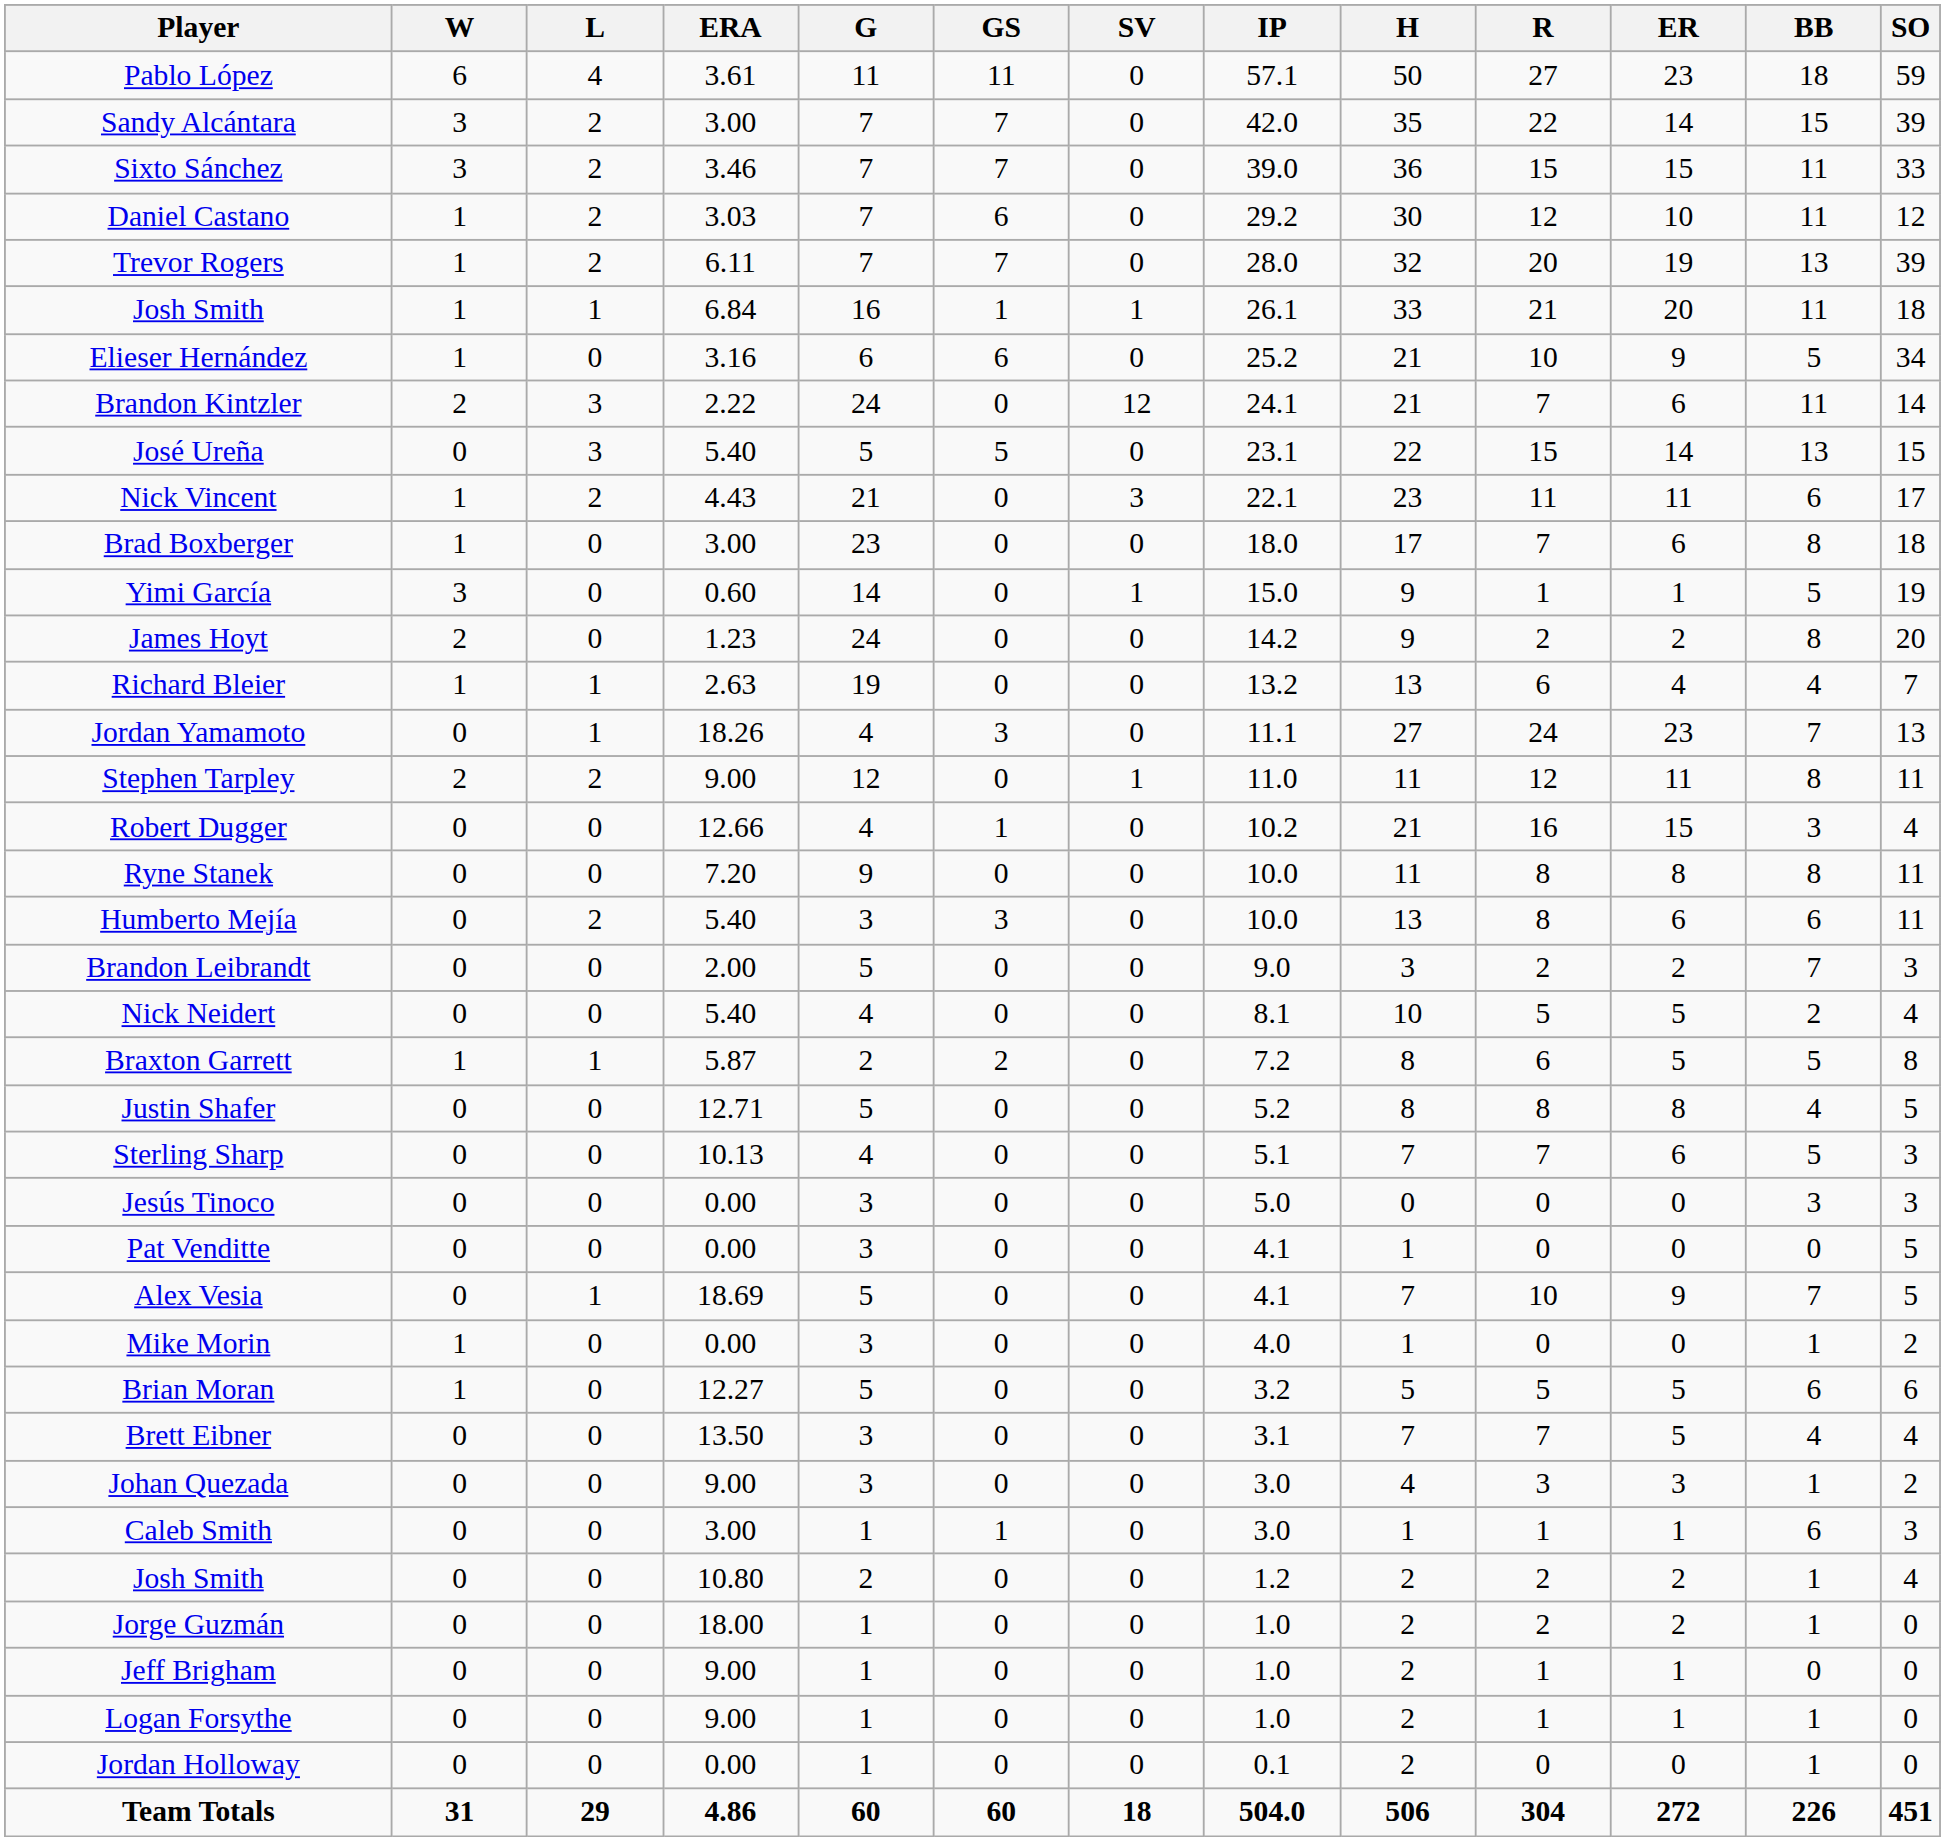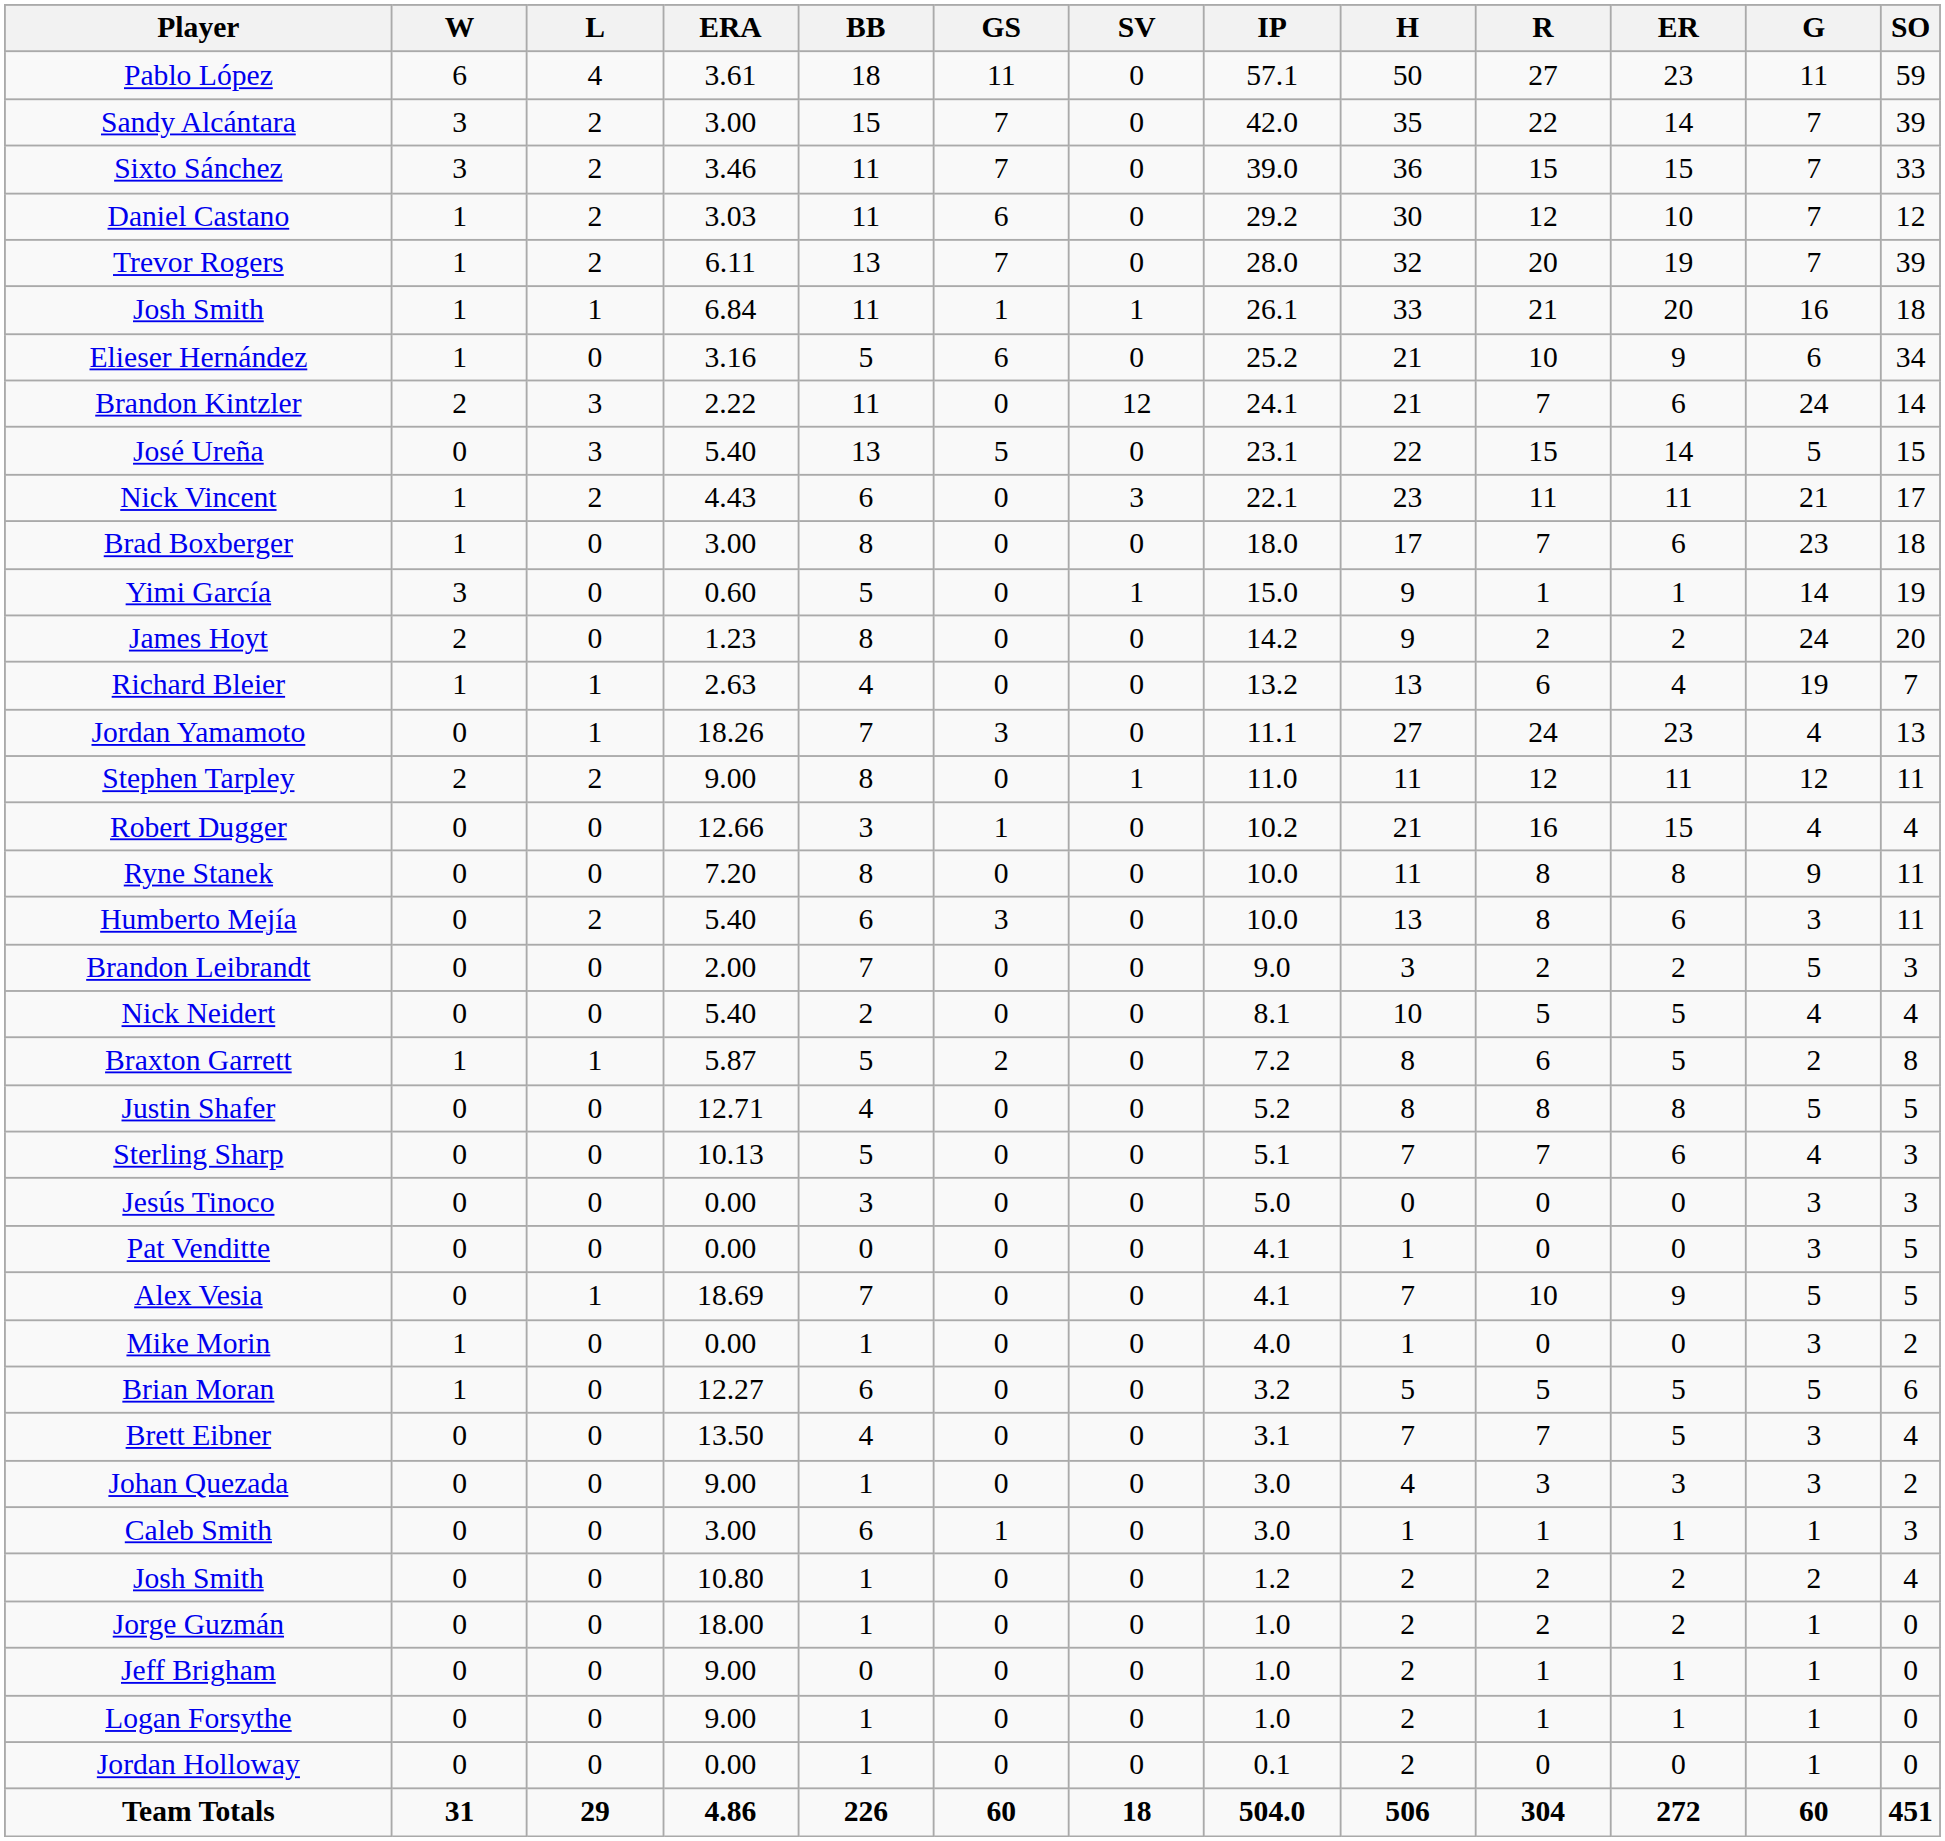columns swapped: (866, 27) <-> (1814, 27)
